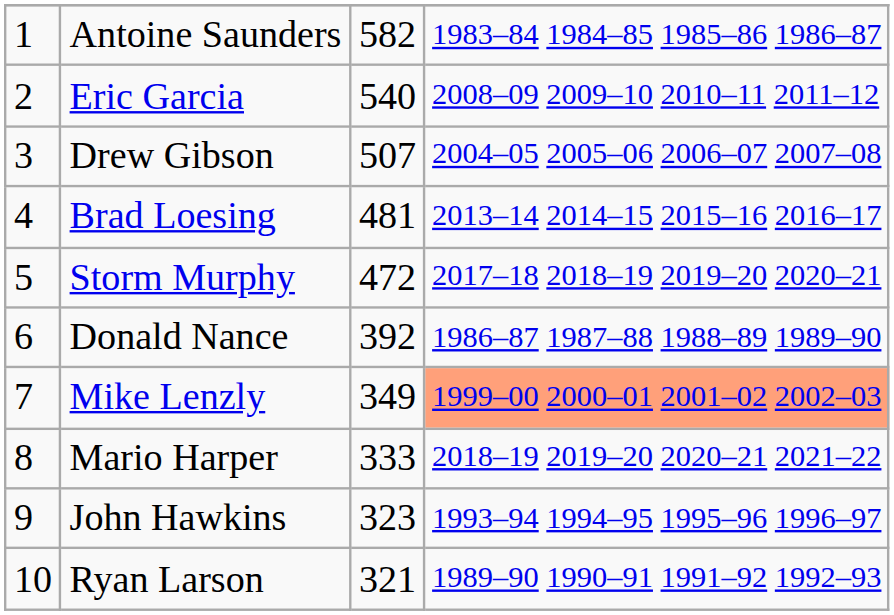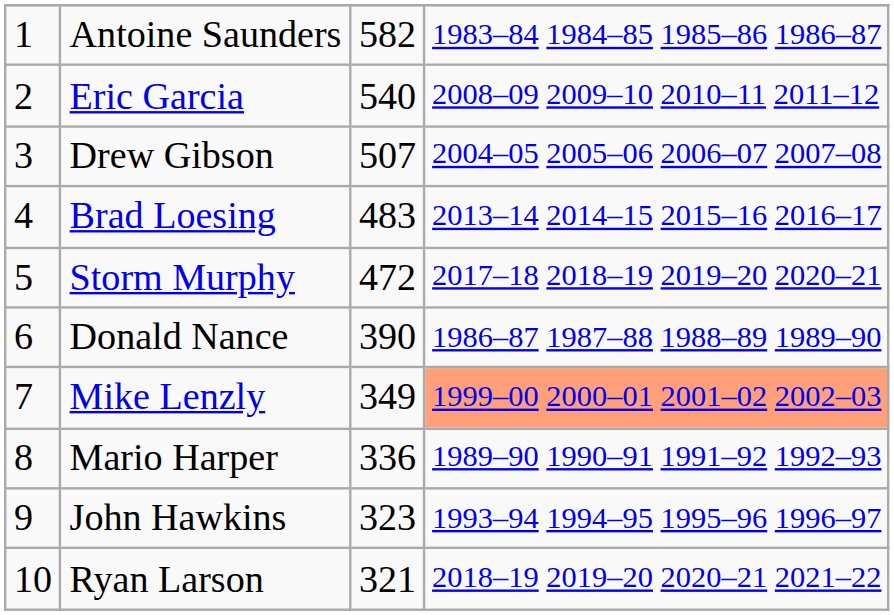(388, 215) 481 -> (388, 215) 483
(388, 336) 392 -> (388, 336) 390
(388, 457) 333 -> (388, 457) 336
(657, 457) 2018–19 2019–20 2020–21 2021–22 -> (657, 457) 1989–90 1990–91 1991–92 1992–93
(657, 578) 1989–90 1990–91 1991–92 1992–93 -> (657, 578) 2018–19 2019–20 2020–21 2021–22
